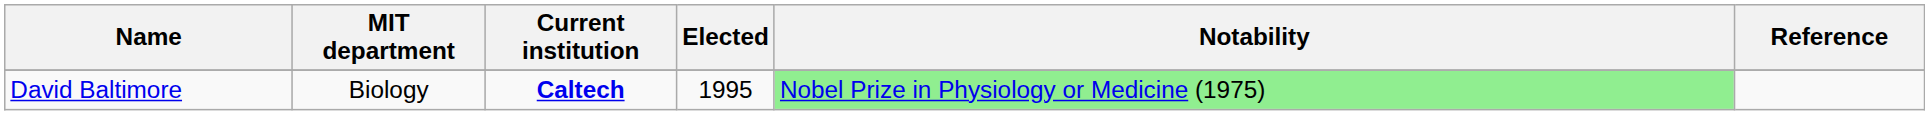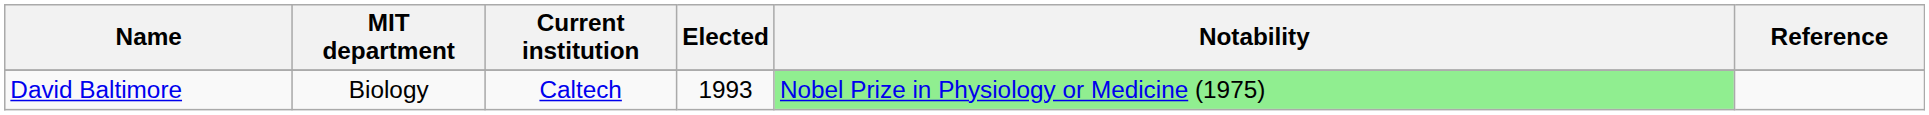(581, 89) bold -> (581, 89) normal
(726, 89) 1995 -> (726, 89) 1993
